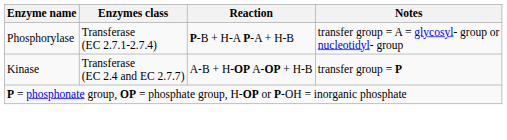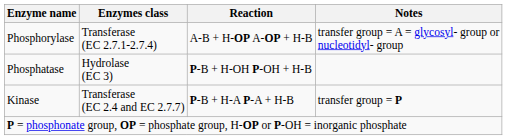(242, 38) P-B + H-A P-A + H-B -> (251, 38) A-B + H-OP A-OP + H-B
+ row: (35, 69)
(251, 69) A-B + H-OP A-OP + H-B -> (242, 100) P-B + H-A P-A + H-B
